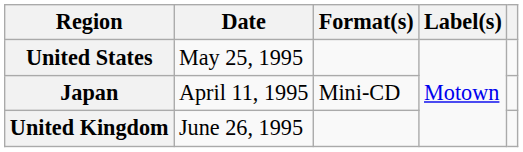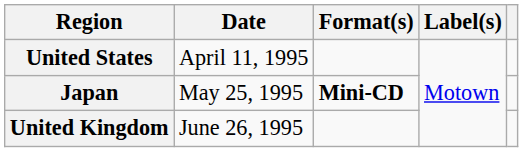(241, 57) May 25, 1995 -> (244, 57) April 11, 1995
(244, 92) April 11, 1995 -> (241, 92) May 25, 1995
(359, 92) normal -> (361, 92) bold
